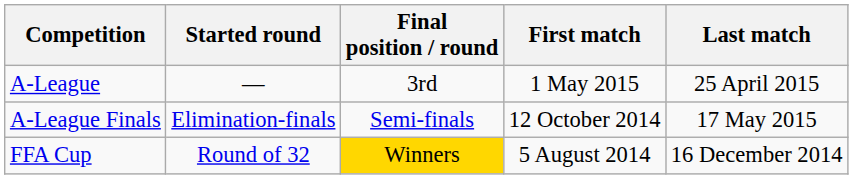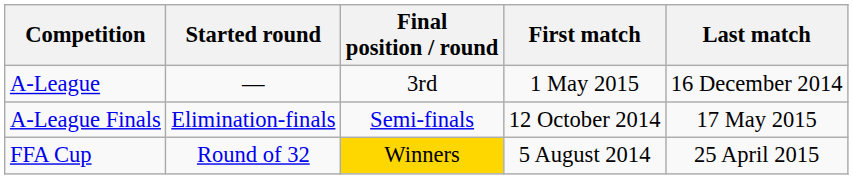(757, 83) 25 April 2015 -> (757, 83) 16 December 2014
(757, 155) 16 December 2014 -> (757, 155) 25 April 2015
